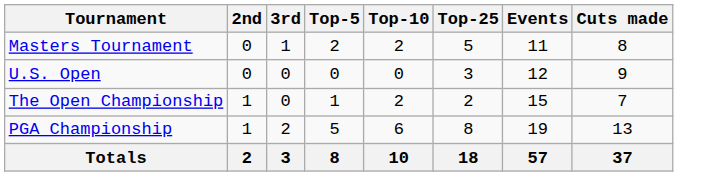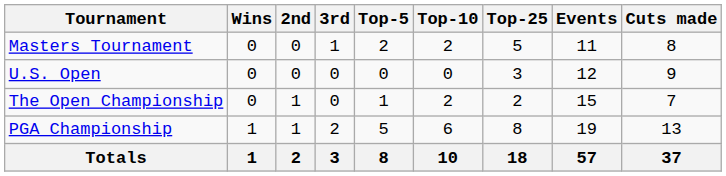+ column: (252, 19)
